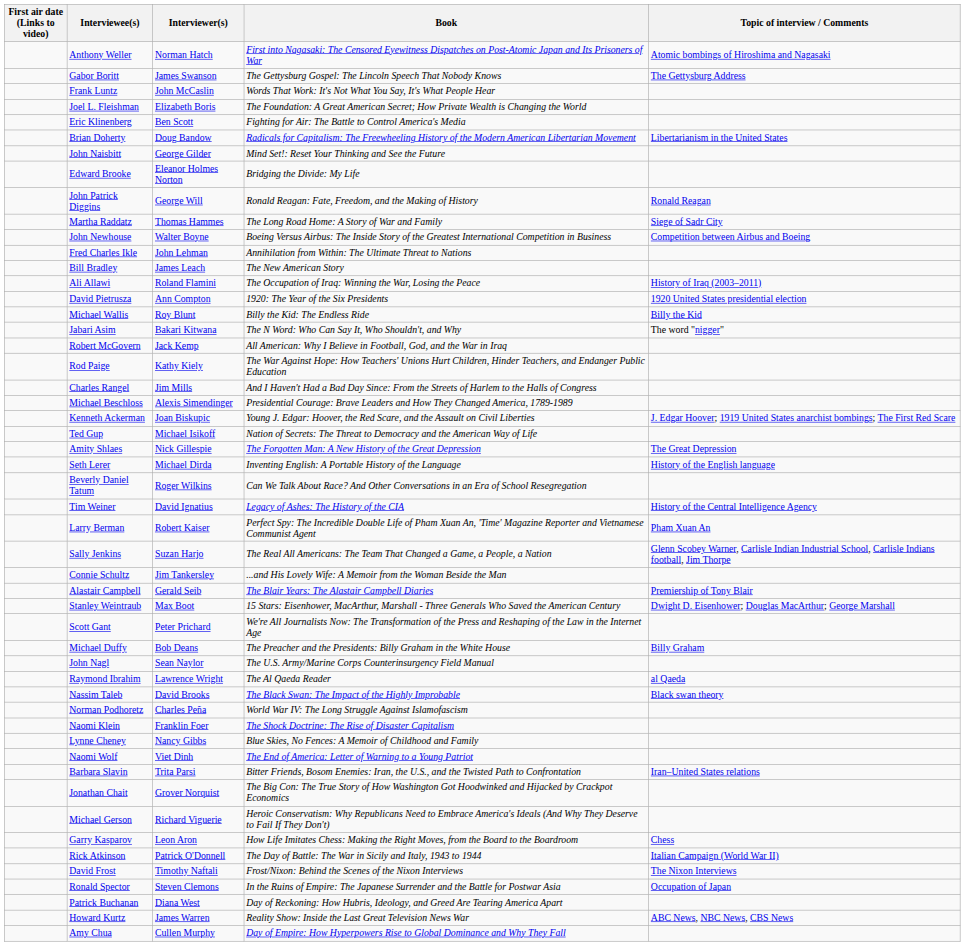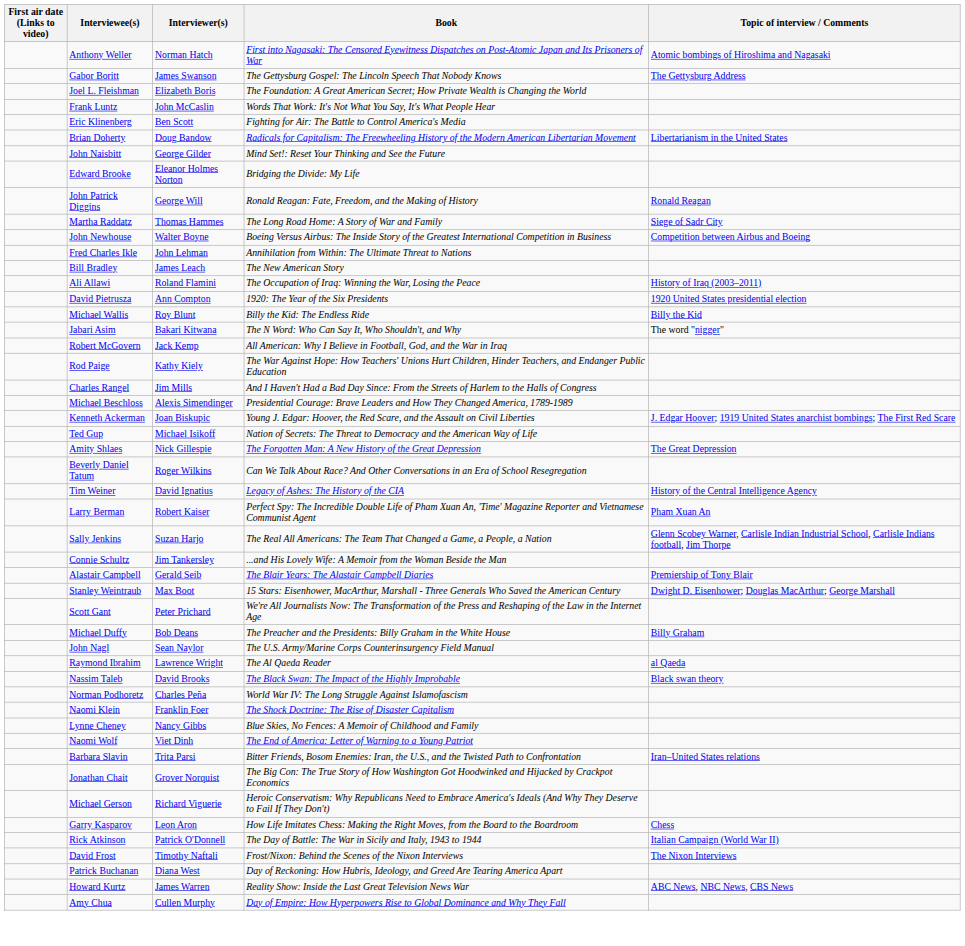rows swapped: (104, 107) <-> (93, 91)
- row: (90, 465)
- row: (100, 886)
